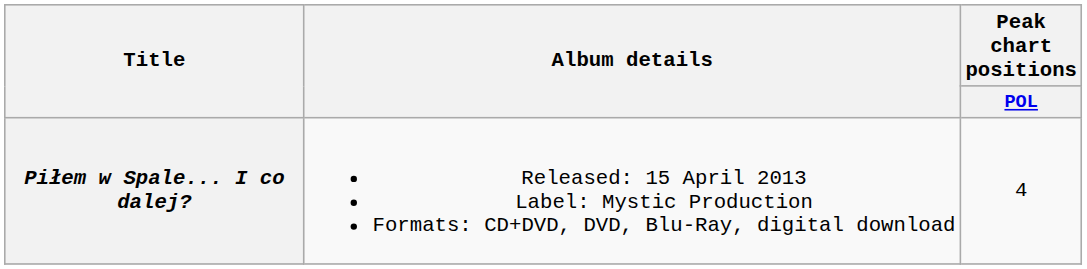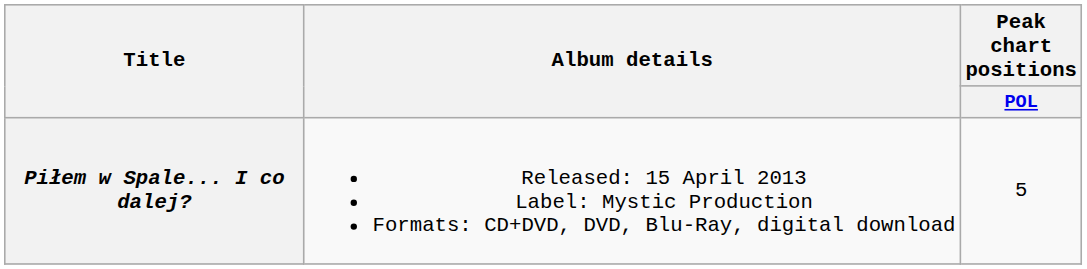(1021, 191) 4 -> (1021, 191) 5
